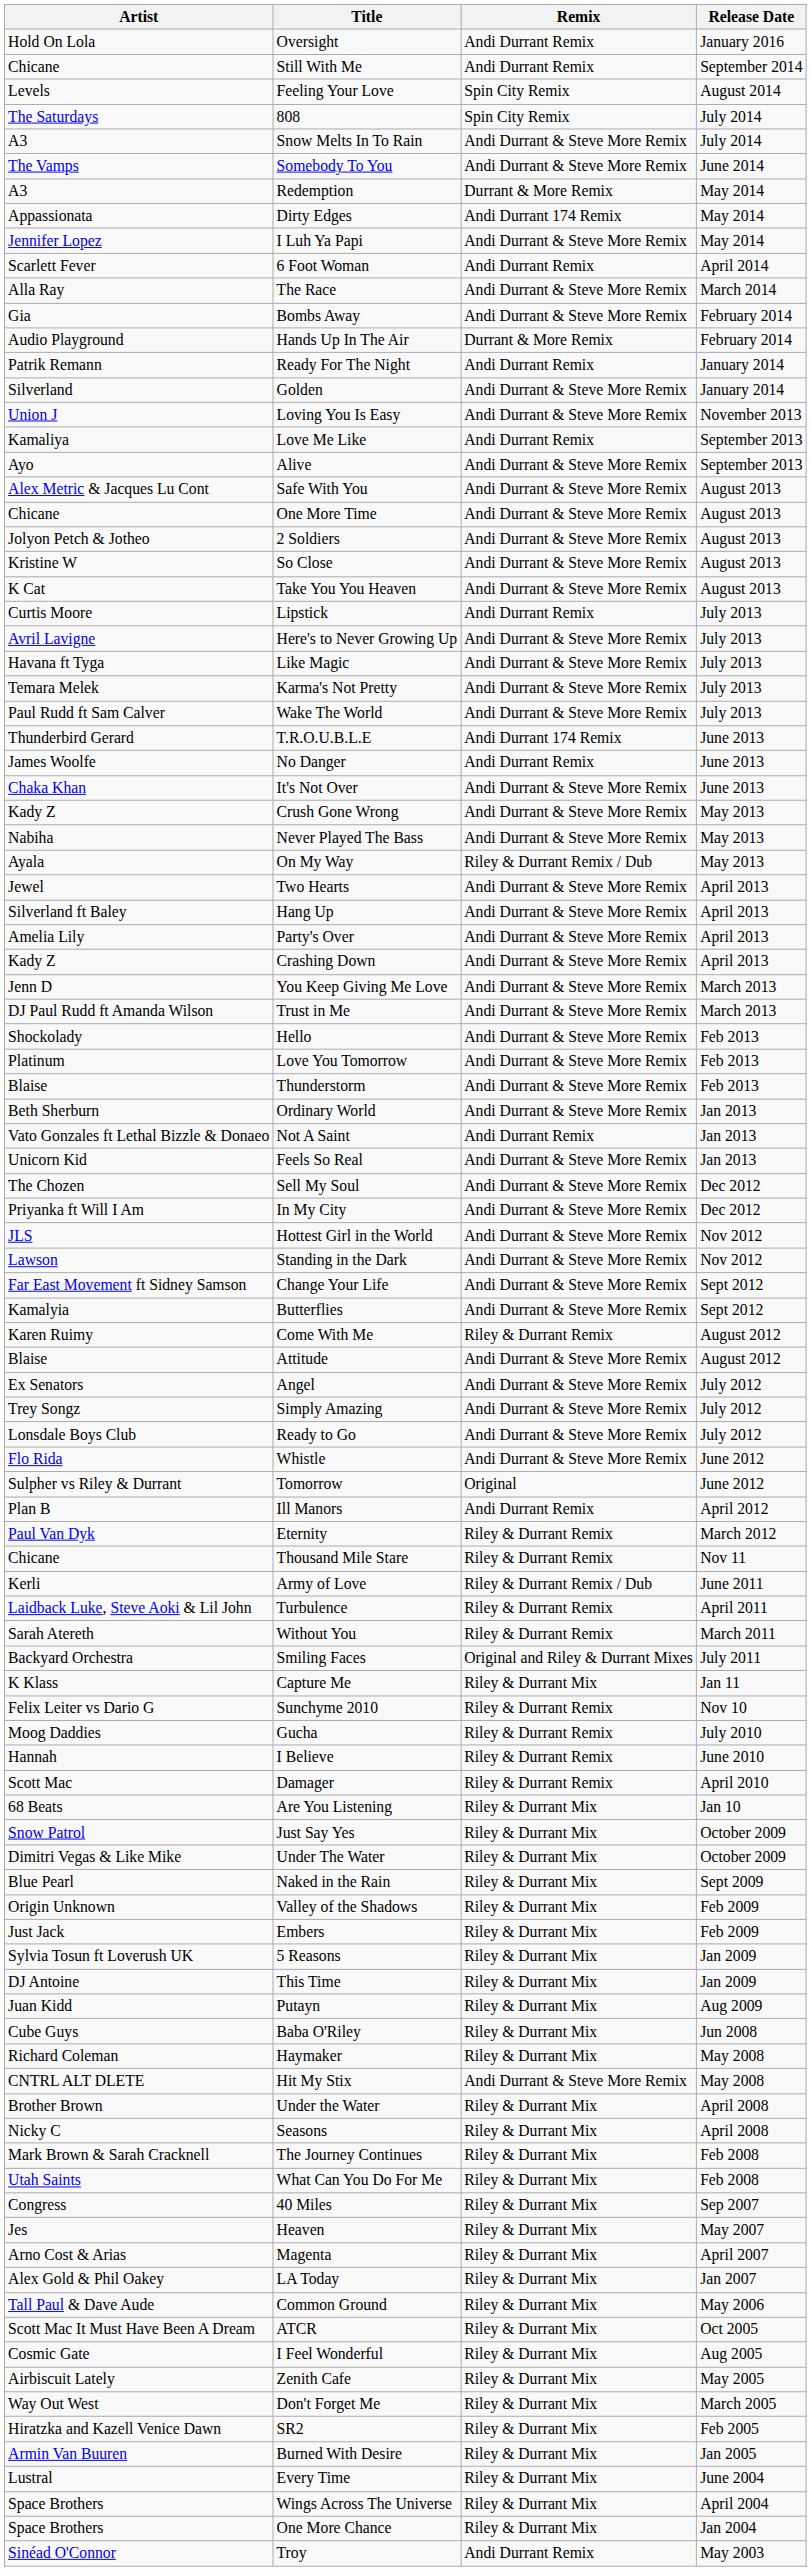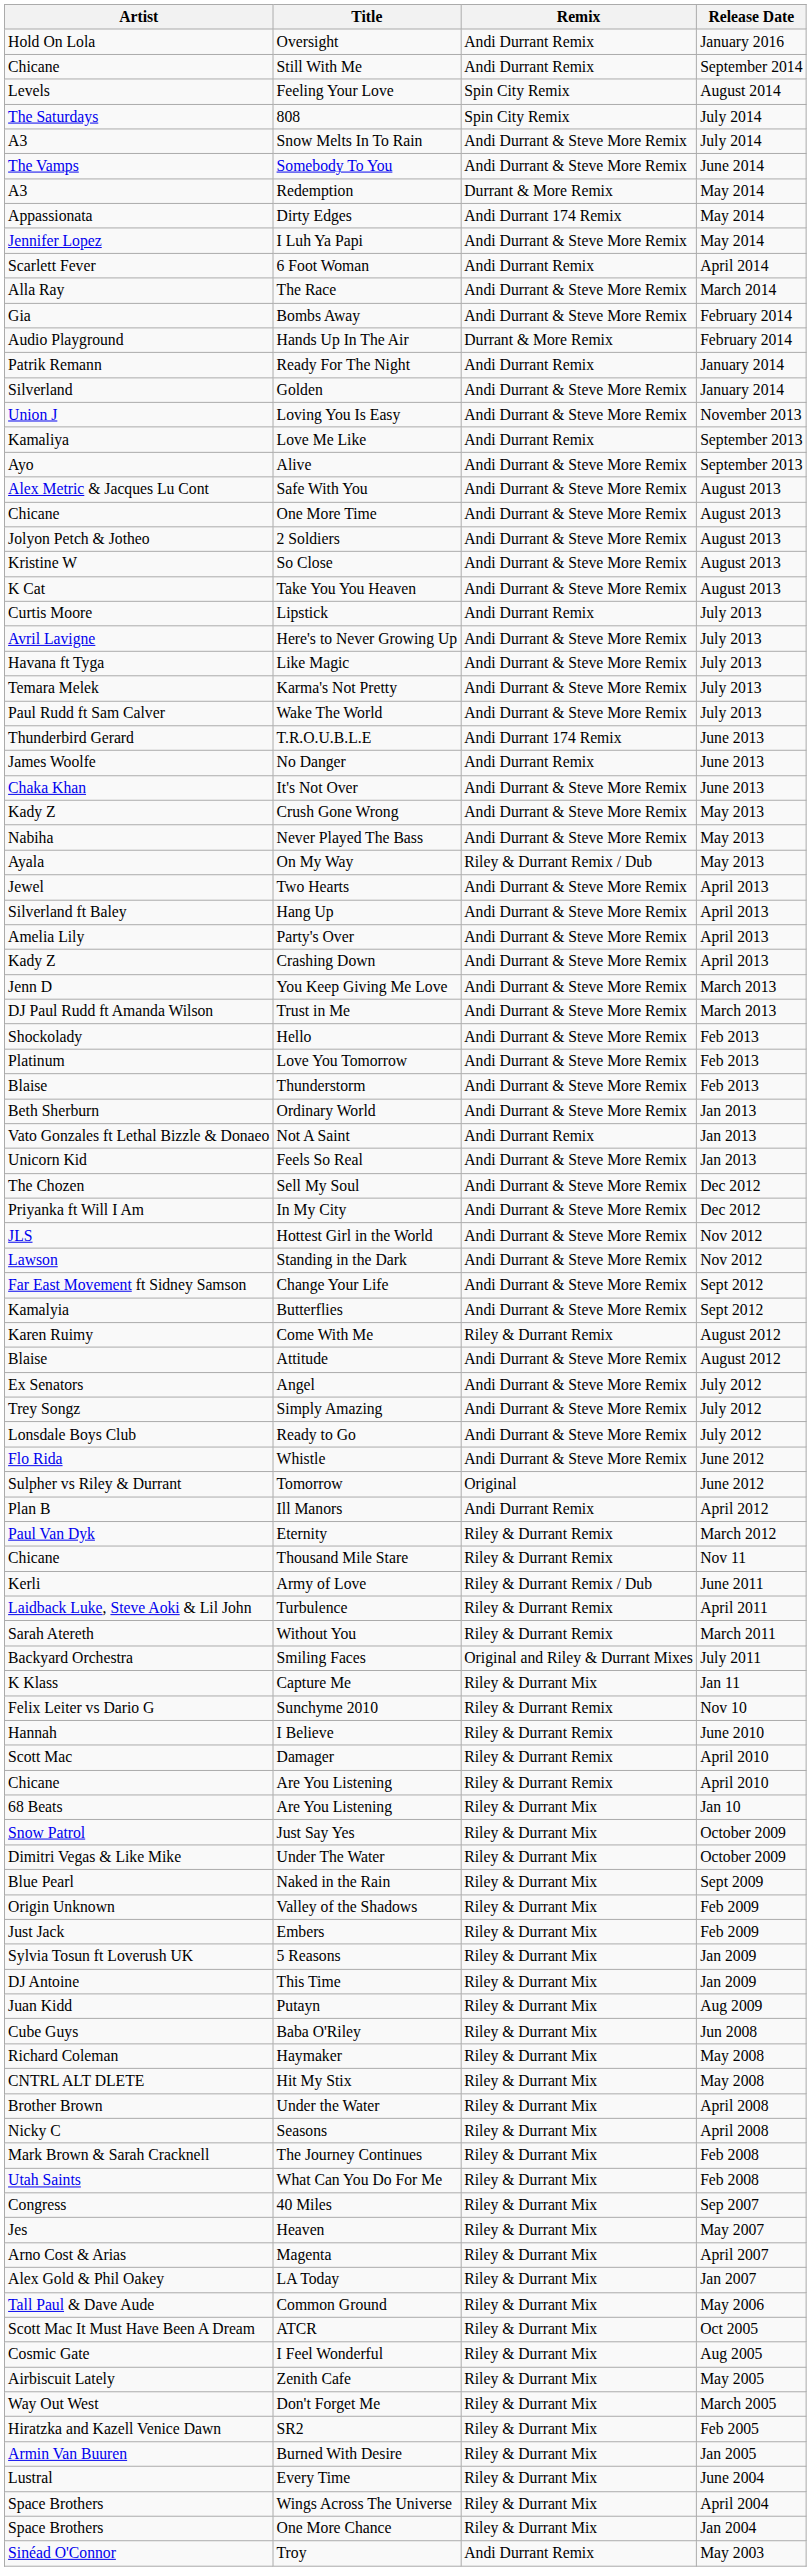- row: (54, 1732)
+ row: (34, 1782)
(576, 2080) Andi Durrant & Steve More Remix -> (531, 2080) Riley & Durrant Mix
